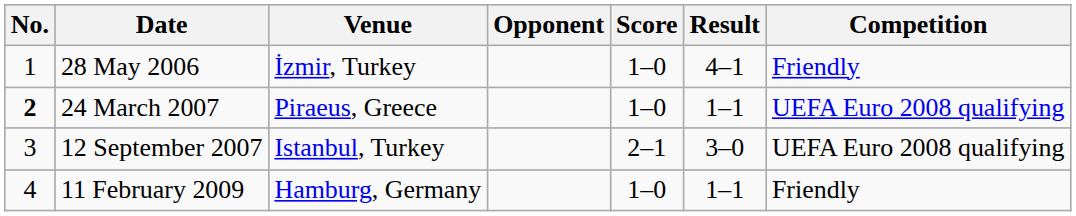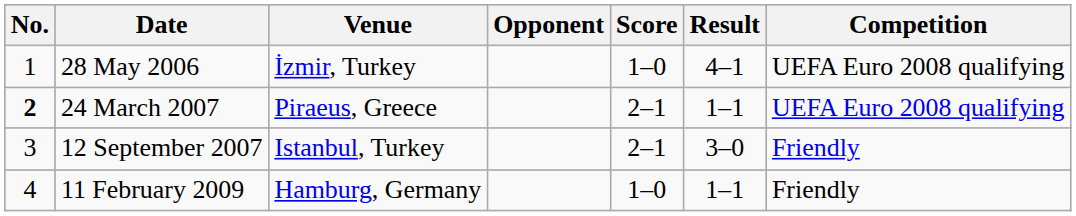(816, 66) Friendly -> (918, 66) UEFA Euro 2008 qualifying
(647, 107) 1–0 -> (647, 107) 2–1
(918, 148) UEFA Euro 2008 qualifying -> (816, 148) Friendly
